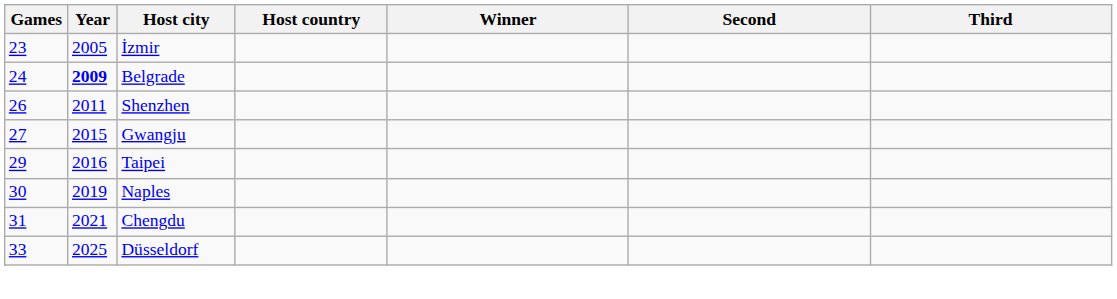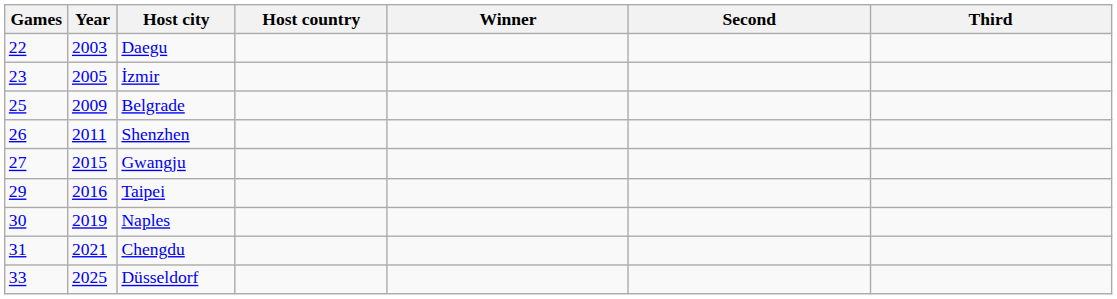+ row: (144, 47)
(18, 76) 24 -> (18, 105) 25
(90, 76) bold -> (90, 105) normal
